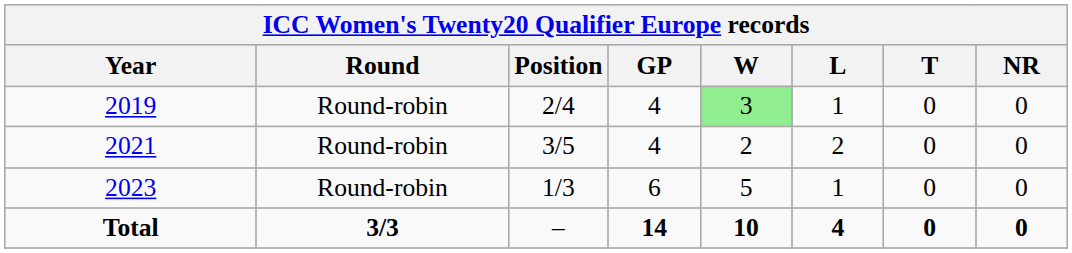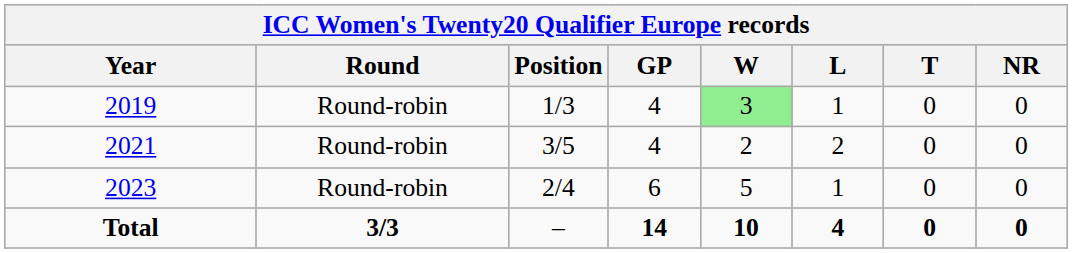(558, 106) 2/4 -> (558, 106) 1/3
(558, 187) 1/3 -> (558, 187) 2/4
